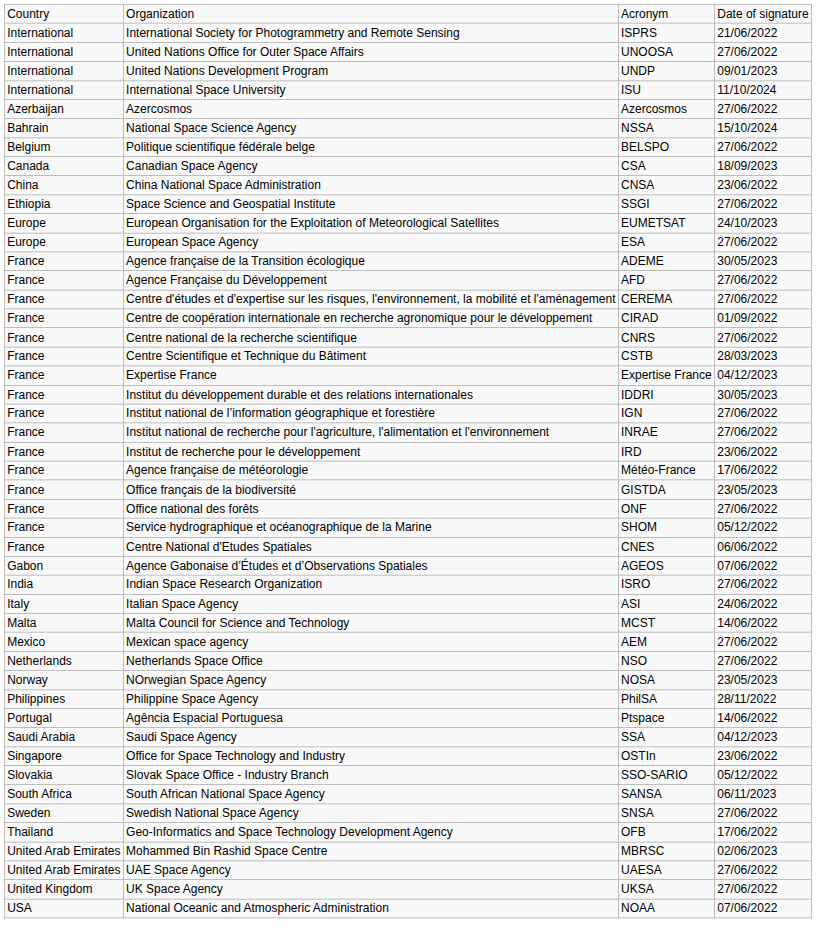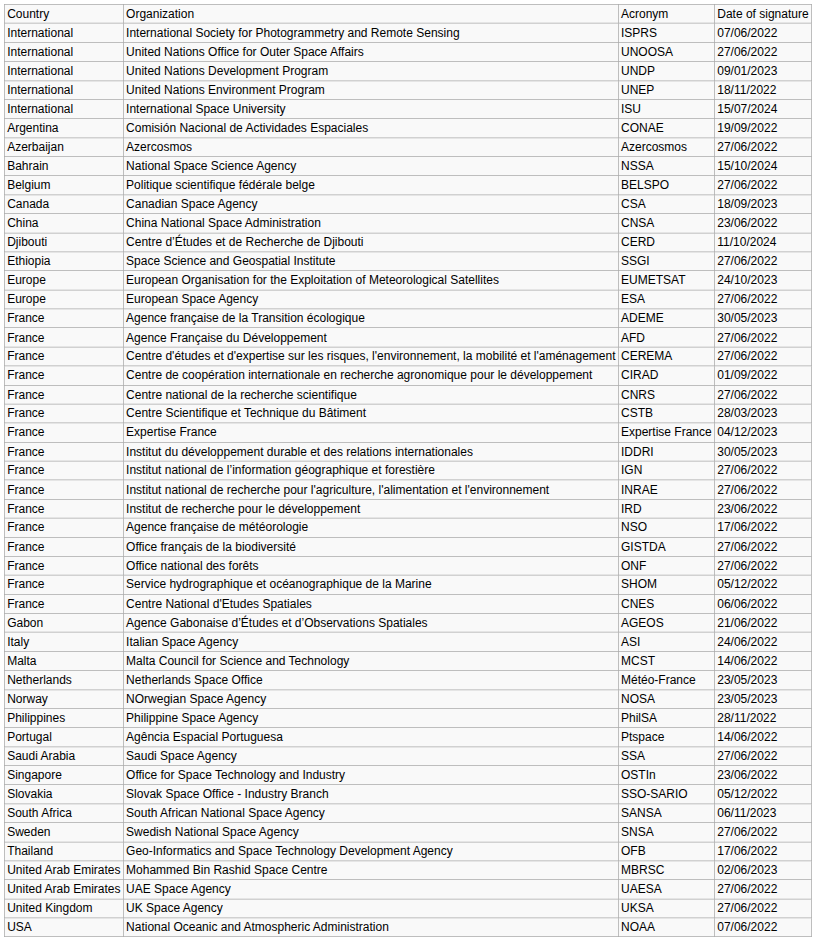(747, 33) 21/06/2022 -> (747, 33) 07/06/2022
+ row: (225, 90)
(747, 90) 11/10/2024 -> (747, 109) 15/07/2024
+ row: (247, 128)
+ row: (245, 242)
(658, 470) Météo-France -> (634, 527) NSO
(747, 489) 23/05/2023 -> (747, 546) 27/06/2022
(747, 565) 07/06/2022 -> (747, 623) 21/06/2022
- row: (224, 584)
- row: (187, 642)
(634, 661) NSO -> (658, 680) Météo-France
(747, 661) 27/06/2022 -> (747, 680) 23/05/2023
(747, 737) 04/12/2023 -> (747, 756) 27/06/2022
